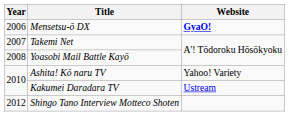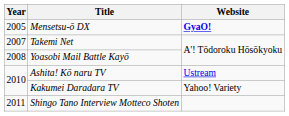(16, 27) 2006 -> (16, 27) 2005
(212, 73) Yahoo! Variety -> (200, 73) Ustream
(200, 88) Ustream -> (212, 88) Yahoo! Variety
(16, 103) 2012 -> (16, 103) 2011
